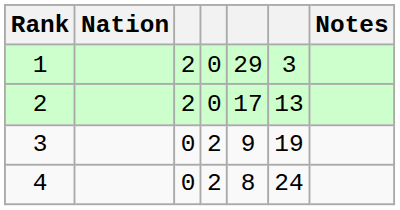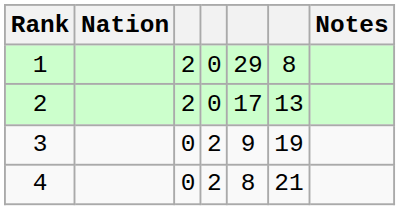(289, 65) 3 -> (289, 65) 8
(289, 184) 24 -> (289, 184) 21
